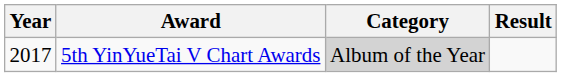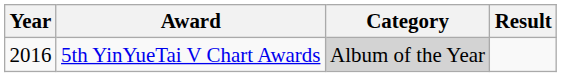(30, 54) 2017 -> (30, 54) 2016
